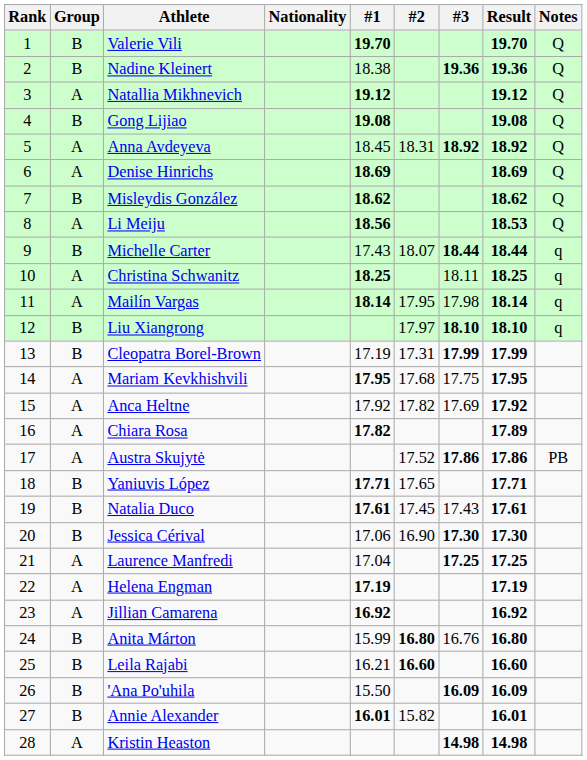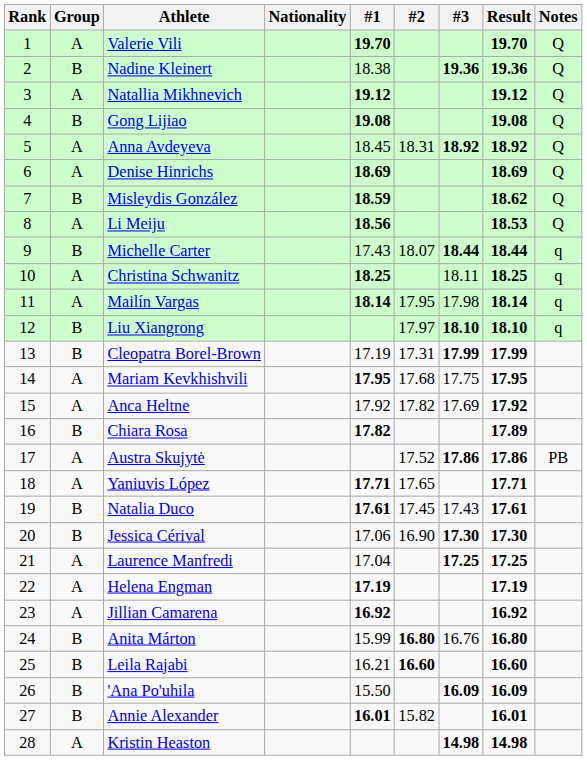(77, 43) B -> (77, 43) A
(372, 198) 18.62 -> (372, 198) 18.59
(77, 431) A -> (77, 431) B
(77, 483) B -> (77, 483) A
